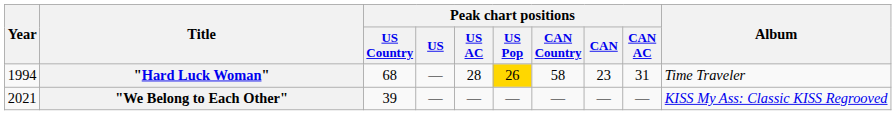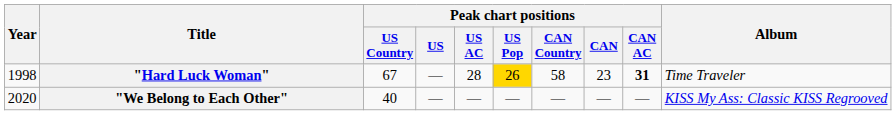(22, 75) 1994 -> (22, 75) 1998
(390, 75) 68 -> (390, 75) 67
(642, 75) normal -> (642, 75) bold
(22, 98) 2021 -> (22, 98) 2020
(390, 98) 39 -> (390, 98) 40
